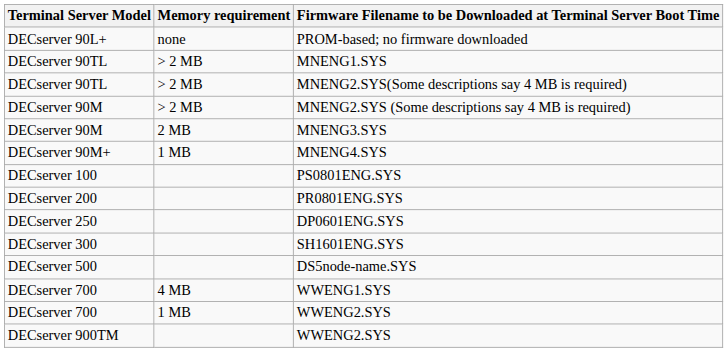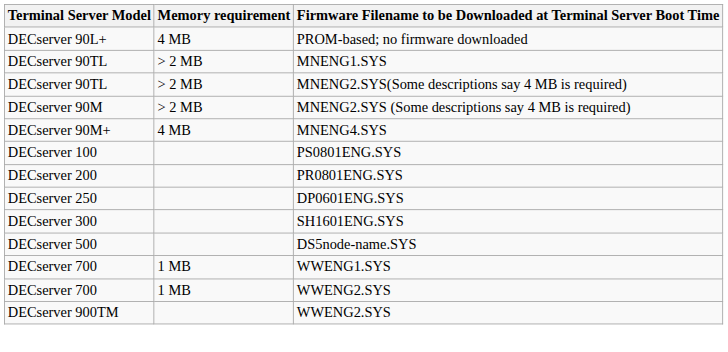(172, 38) none -> (174, 38) 4 MB
- row: (55, 130)
(174, 152) 1 MB -> (174, 130) 4 MB
(174, 289) 4 MB -> (174, 267) 1 MB
